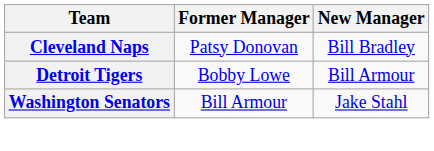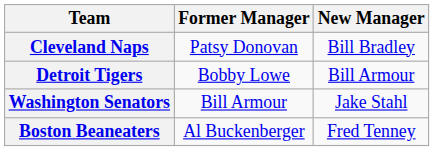+ row: (89, 131)
